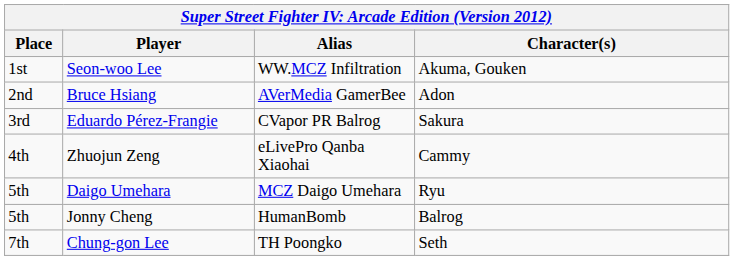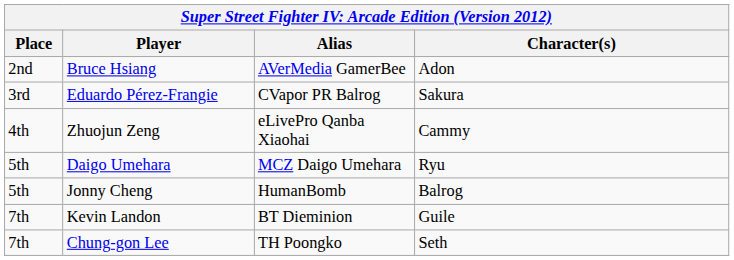- row: (114, 69)
+ row: (114, 216)
